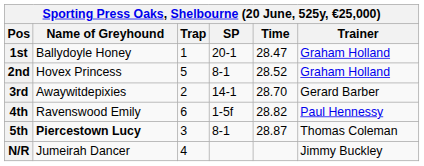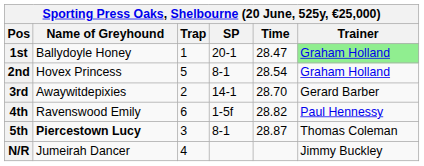(345, 53) no background -> (345, 53) lightgreen background
(272, 72) 28.52 -> (272, 72) 28.54
